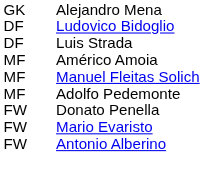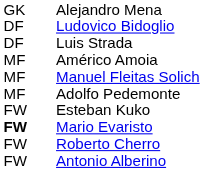- row: (108, 110)
+ row: (103, 110)
(15, 127) normal -> (15, 127) bold
+ row: (108, 144)
